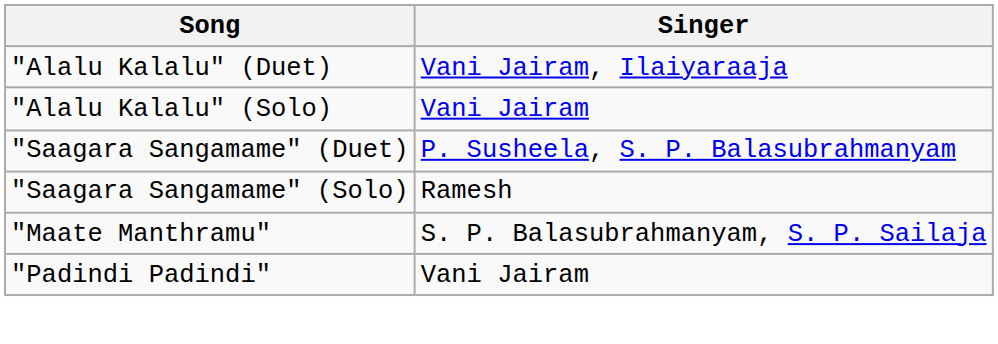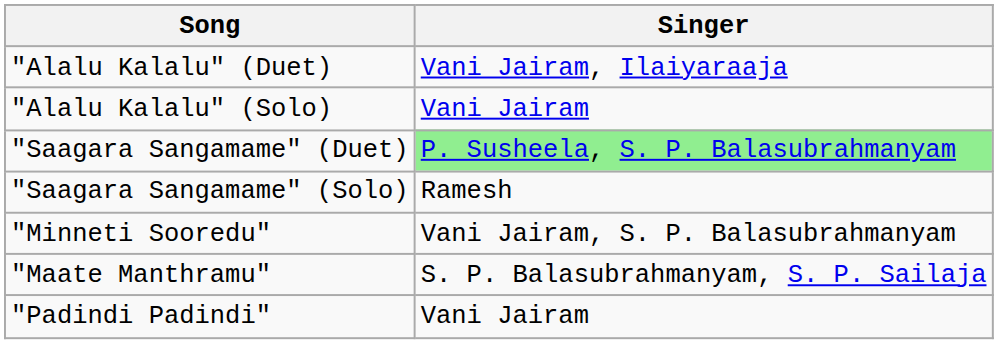(688, 150) no background -> (688, 150) lightgreen background
+ row: (141, 233)
